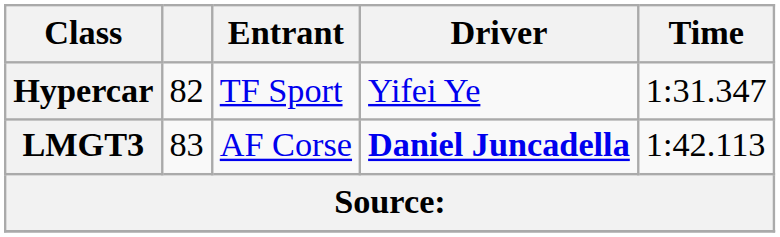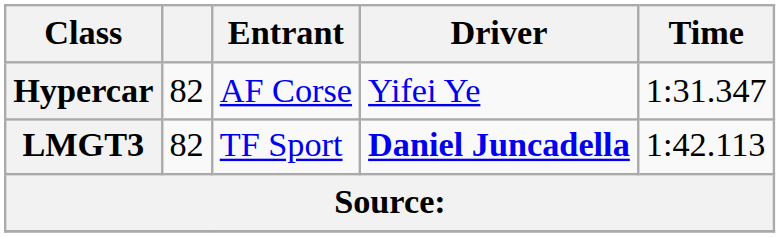(281, 89) TF Sport -> (286, 89) AF Corse
(187, 146) 83 -> (187, 146) 82
(286, 146) AF Corse -> (281, 146) TF Sport
